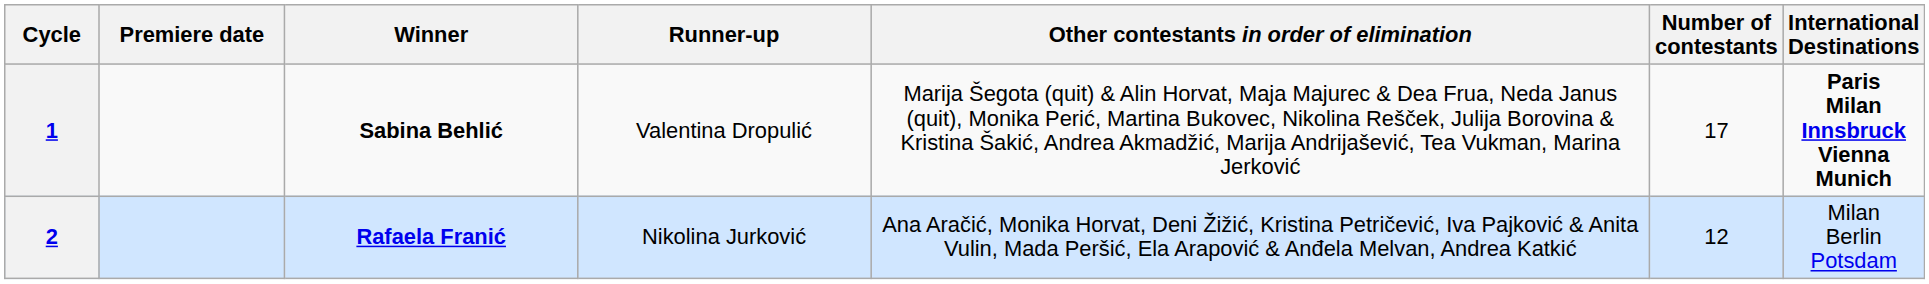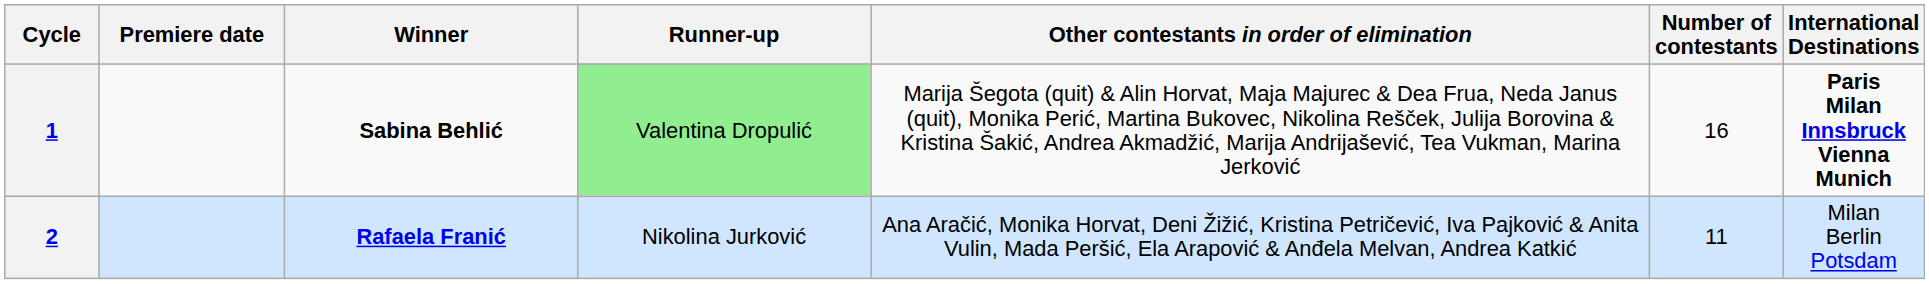(724, 130) no background -> (724, 130) lightgreen background
(1716, 130) 17 -> (1716, 130) 16
(1716, 238) 12 -> (1716, 238) 11
